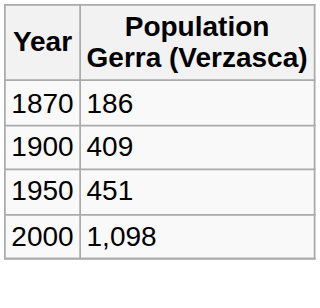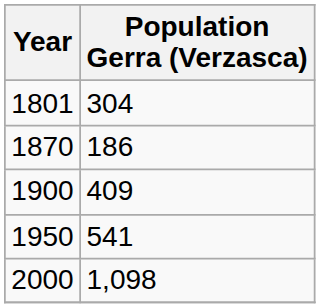+ row: (42, 102)
(110, 191) 451 -> (110, 235) 541
